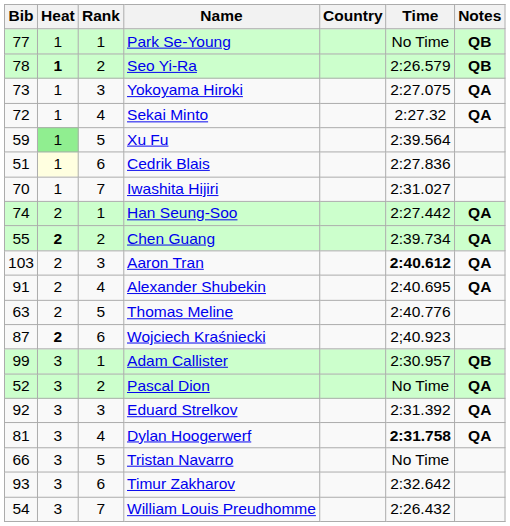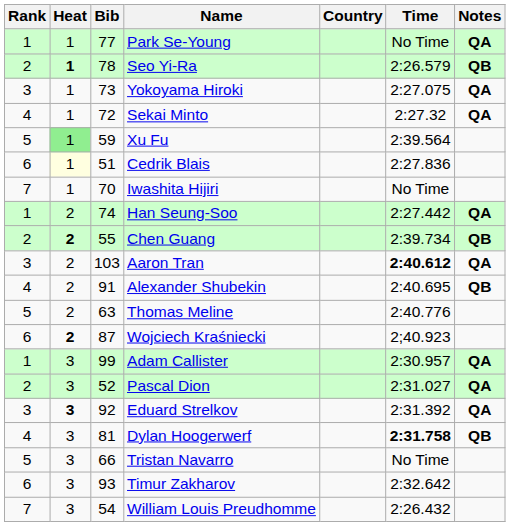columns swapped: (101, 16) <-> (21, 16)
(480, 41) QB -> (480, 41) QA
(420, 189) 2:31.027 -> (420, 189) No Time
(480, 238) QA -> (480, 238) QB
(480, 287) QA -> (480, 287) QB
(480, 361) QB -> (480, 361) QA
(420, 386) No Time -> (420, 386) 2:31.027
(58, 410) normal -> (70, 410) bold
(480, 435) QA -> (480, 435) QB
